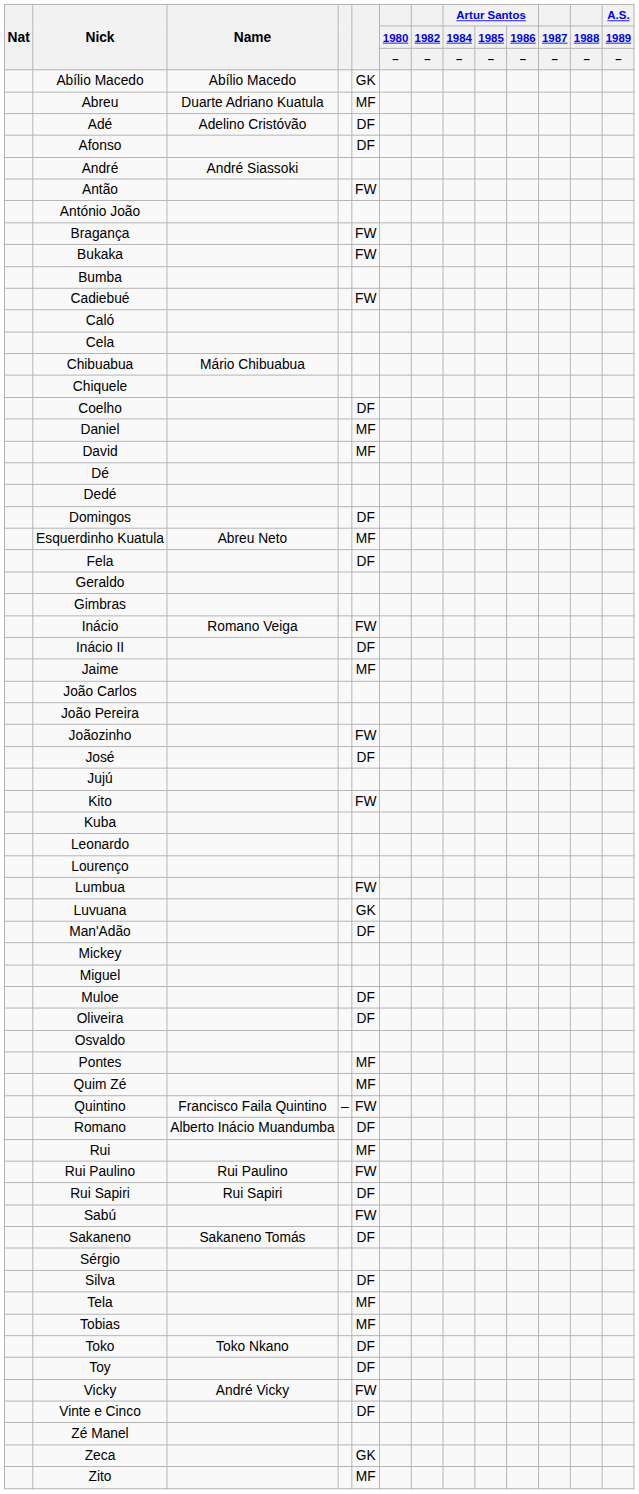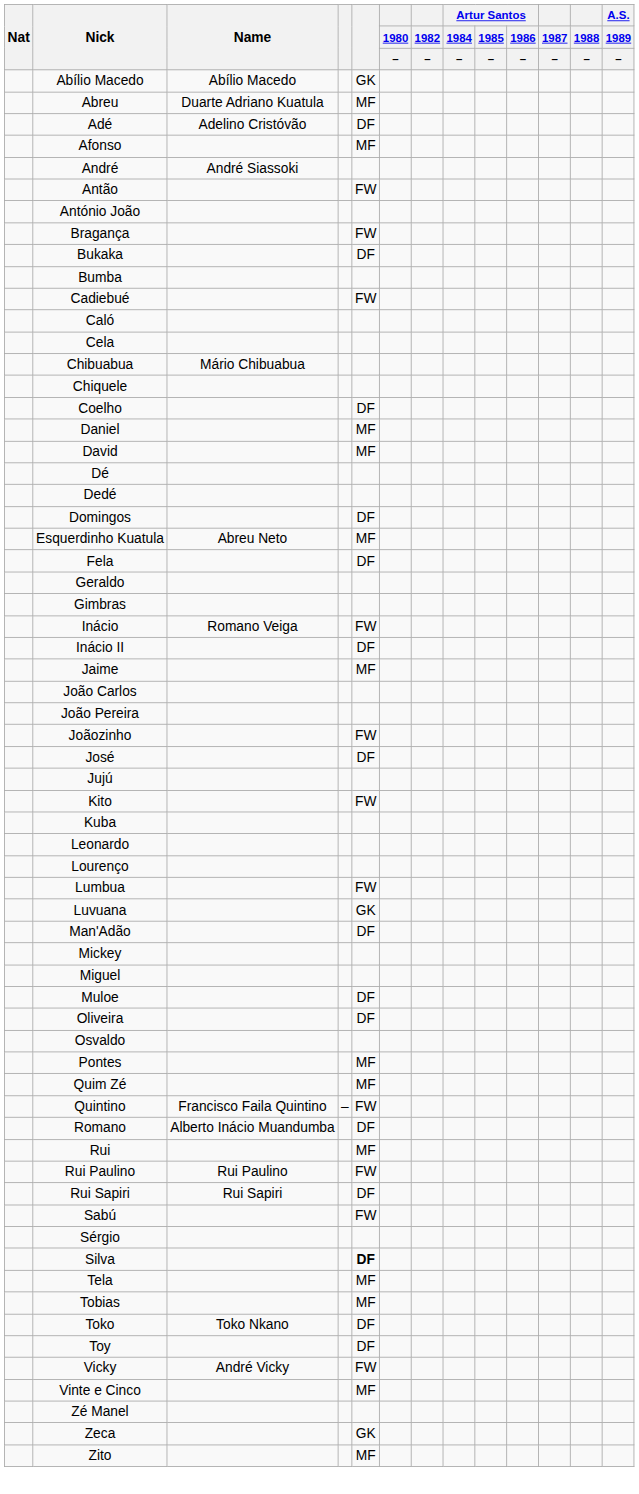(366, 146) DF -> (366, 146) MF
(366, 255) FW -> (366, 255) DF
- row: (100, 1237)
(366, 1281) normal -> (366, 1259) bold
(366, 1412) DF -> (366, 1390) MF
